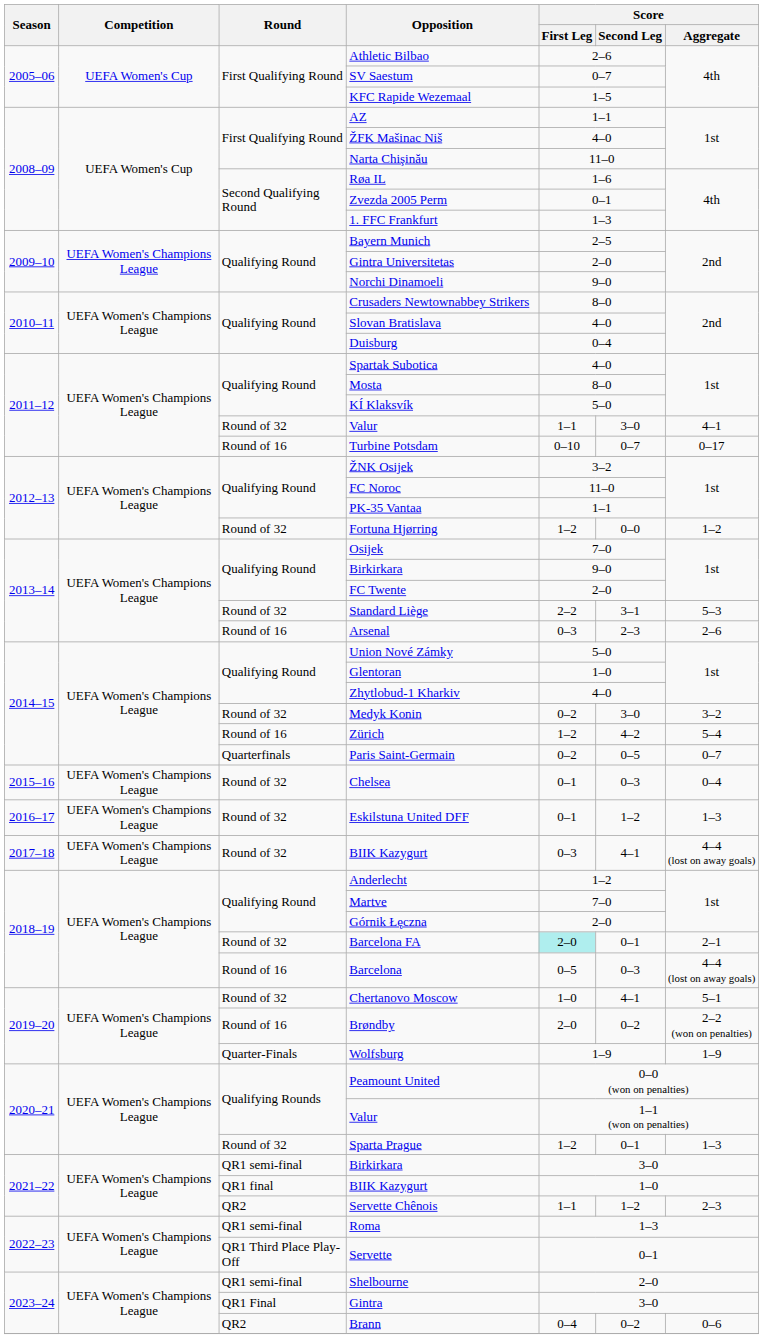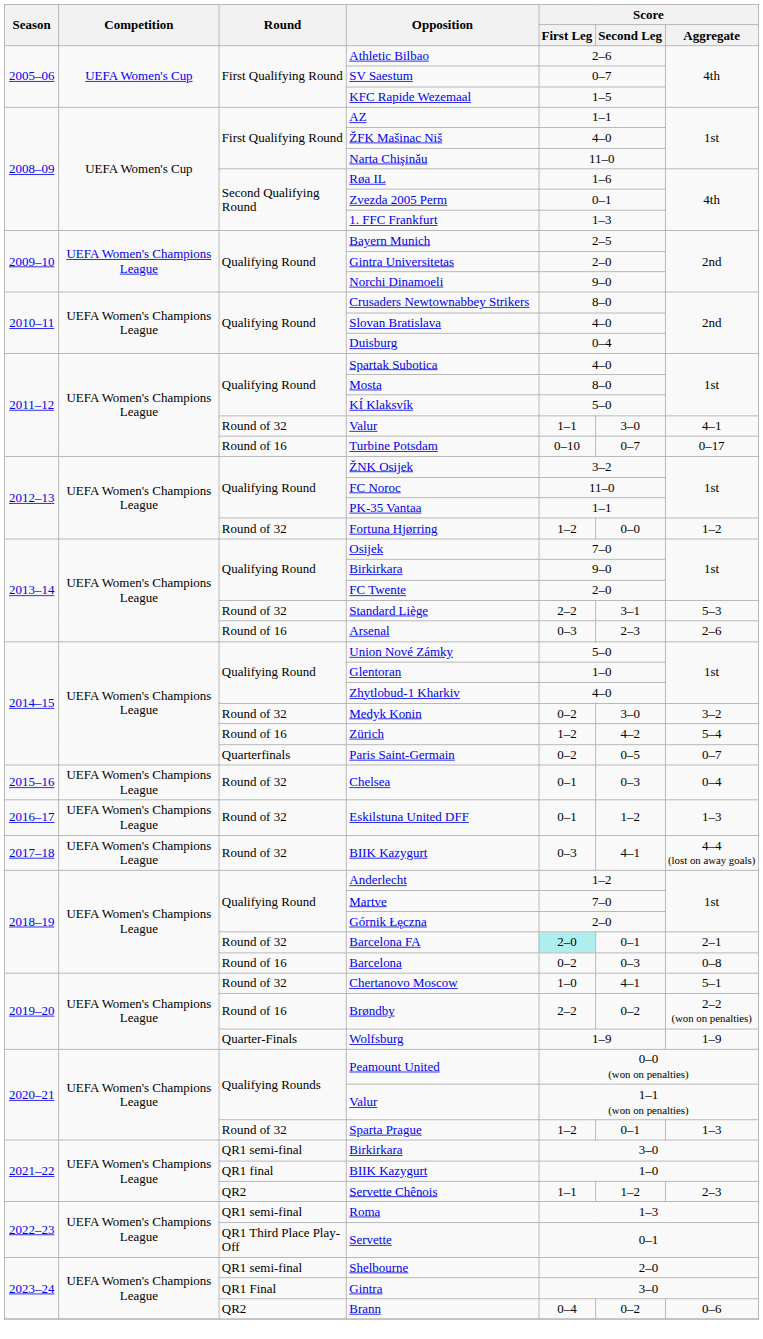(567, 970) 0–5 -> (567, 962) 0–2
(712, 970) 4–4 (lost on away goals) -> (712, 962) 0–8
(567, 1025) 2–0 -> (567, 1011) 2–2
